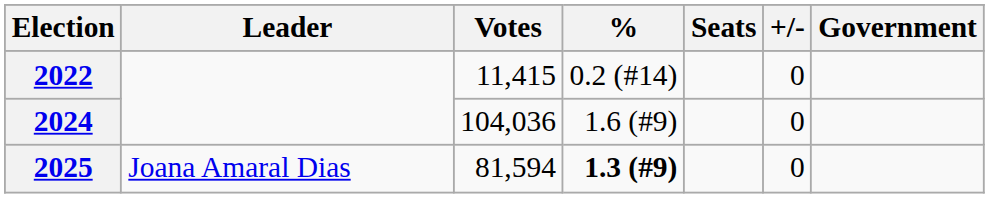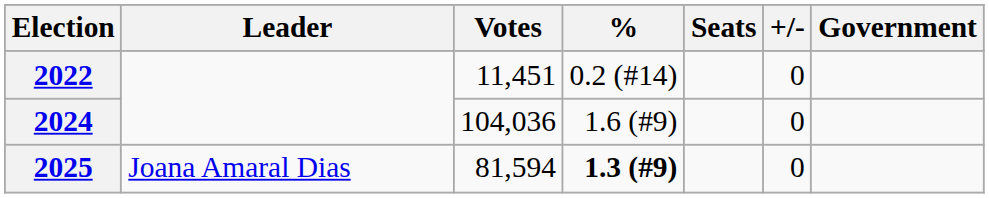(516, 74) 11,415 -> (516, 74) 11,451
